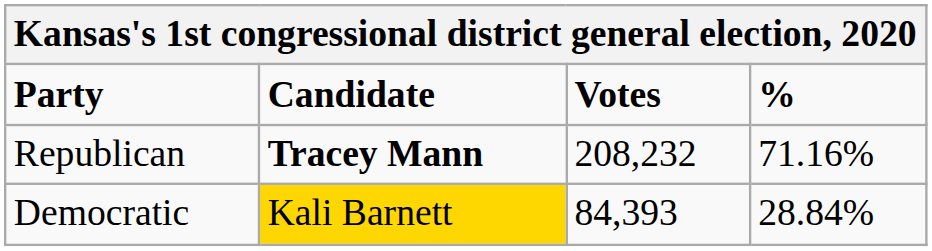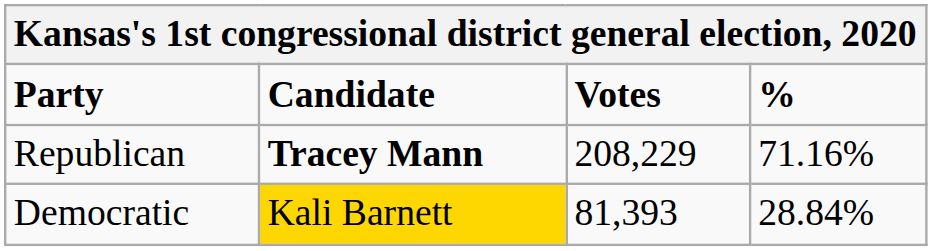(636, 153) 208,232 -> (636, 153) 208,229
(626, 213) 84,393 -> (626, 213) 81,393
